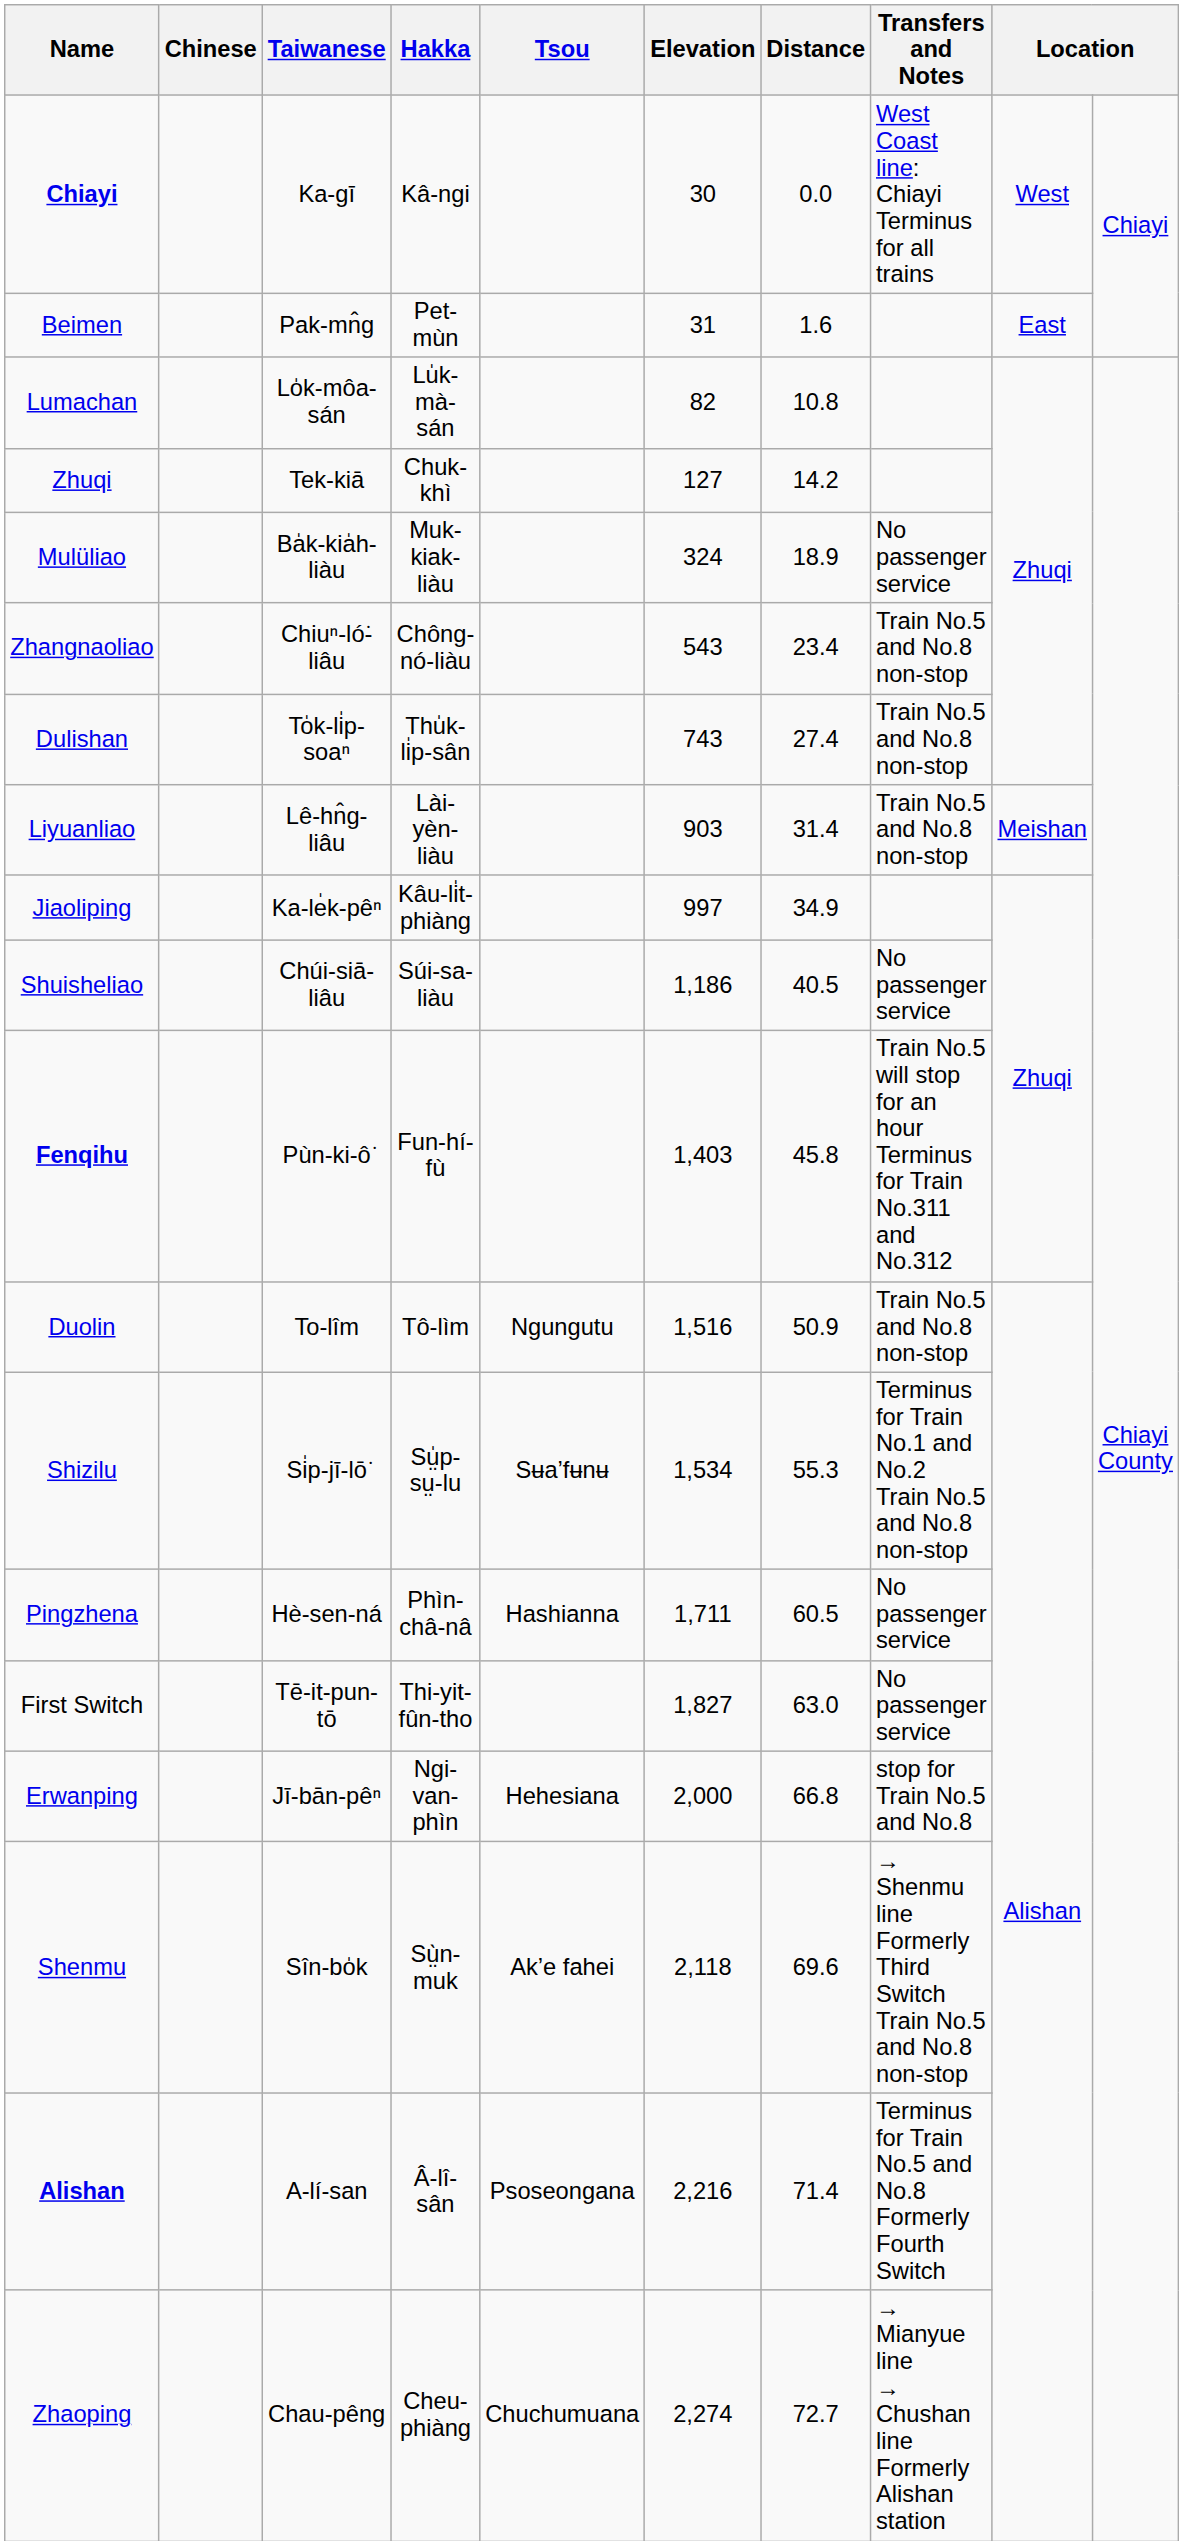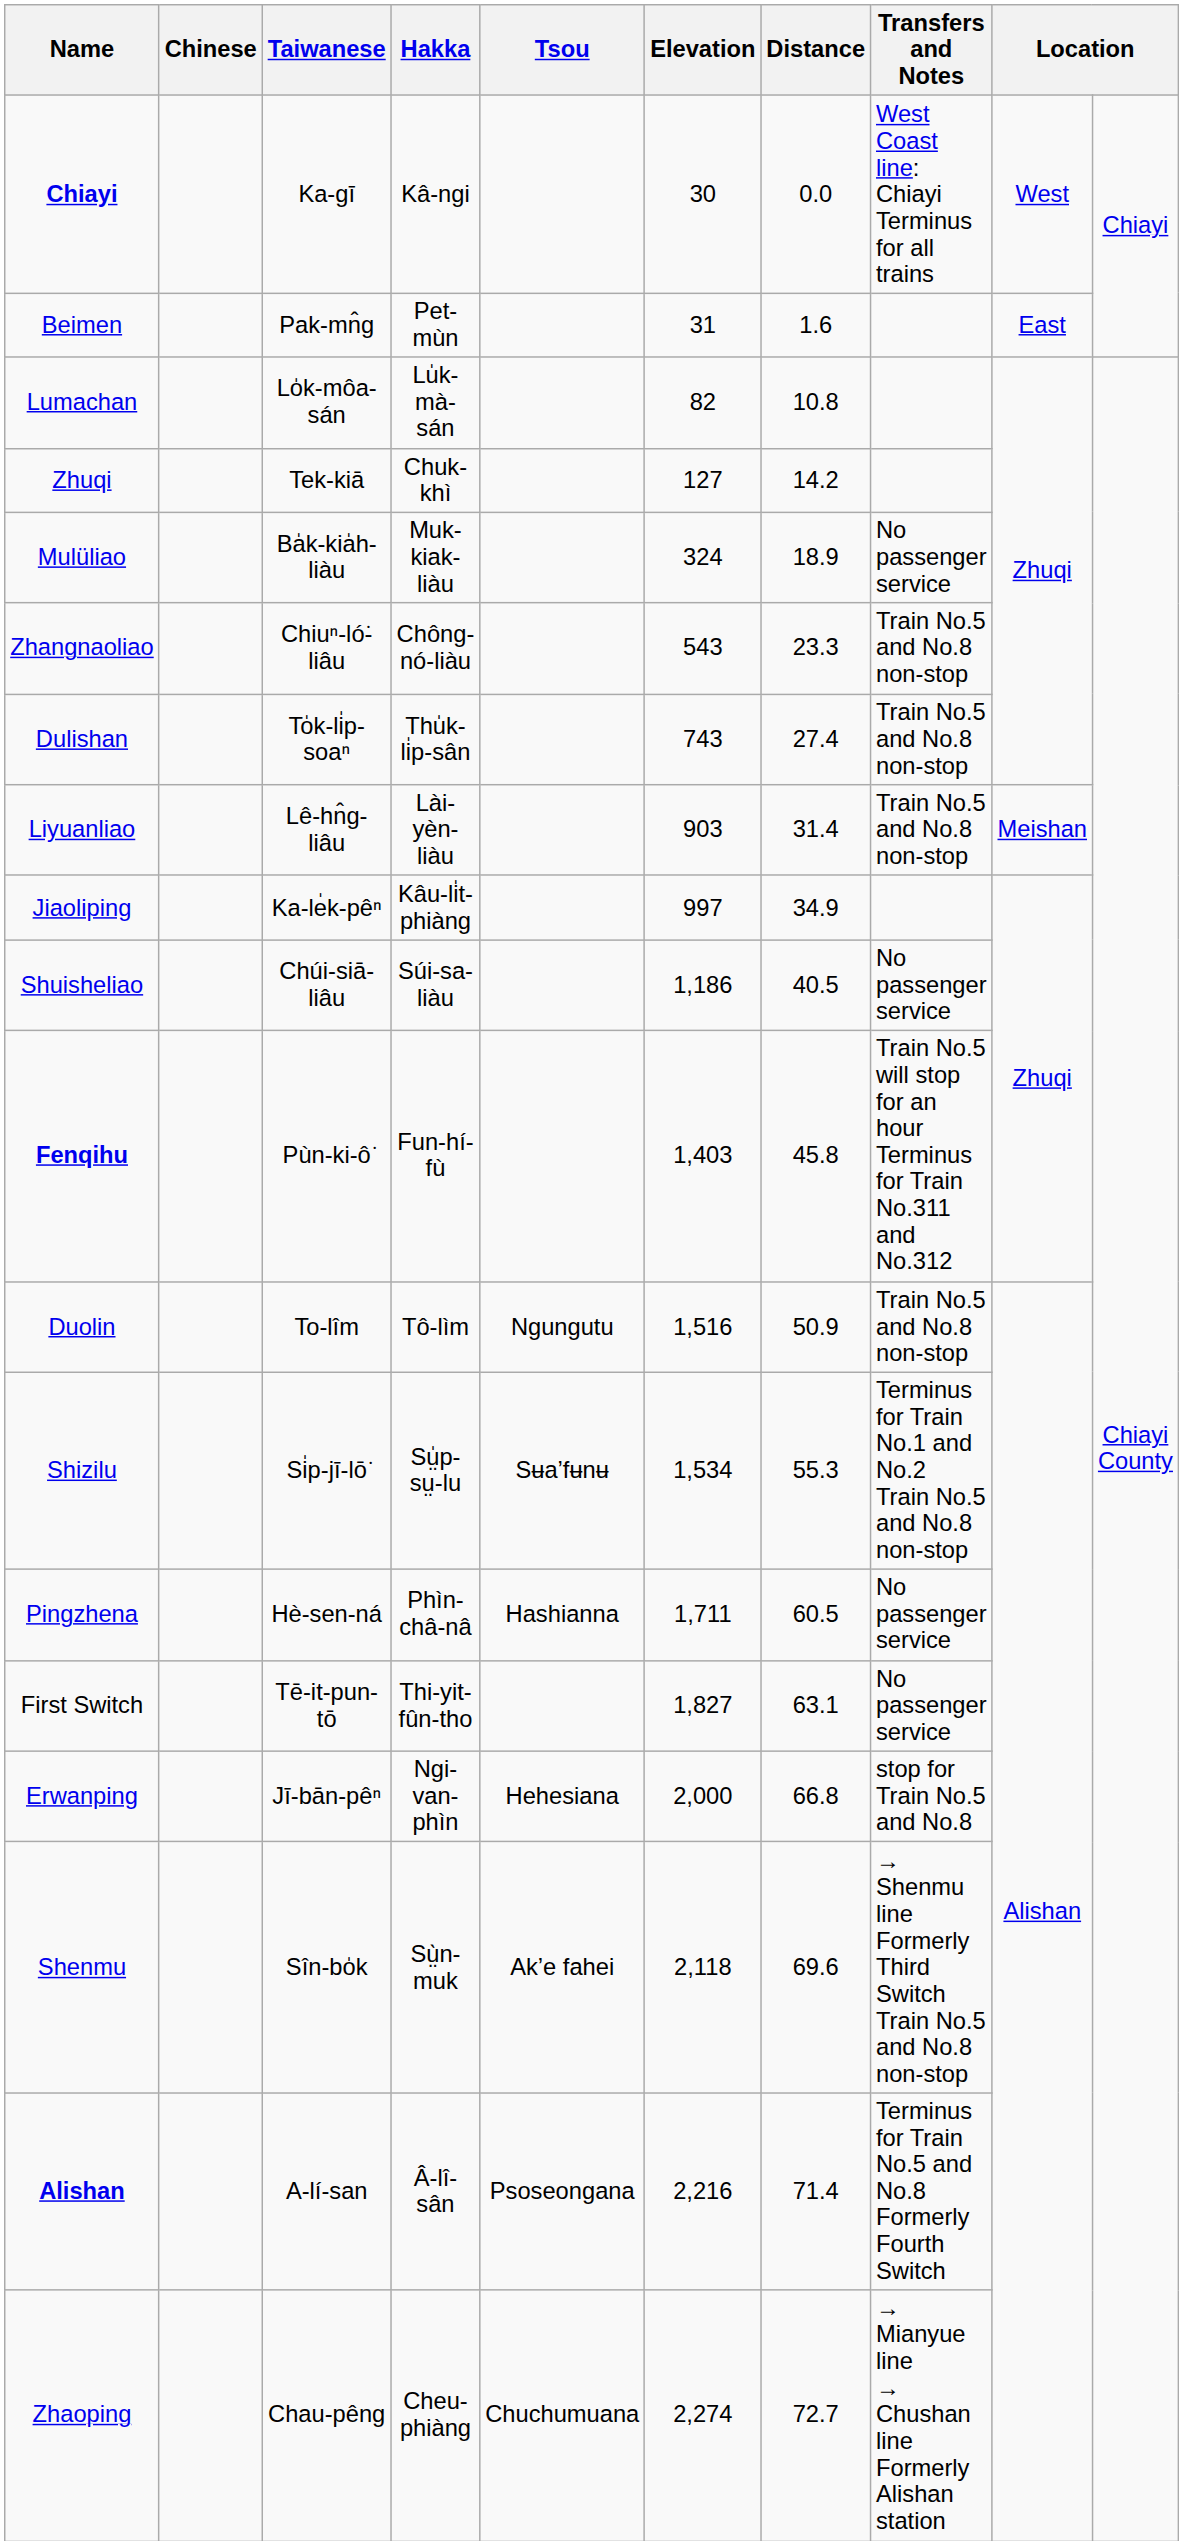(816, 648) 23.4 -> (816, 648) 23.3
(816, 1705) 63.0 -> (816, 1705) 63.1
